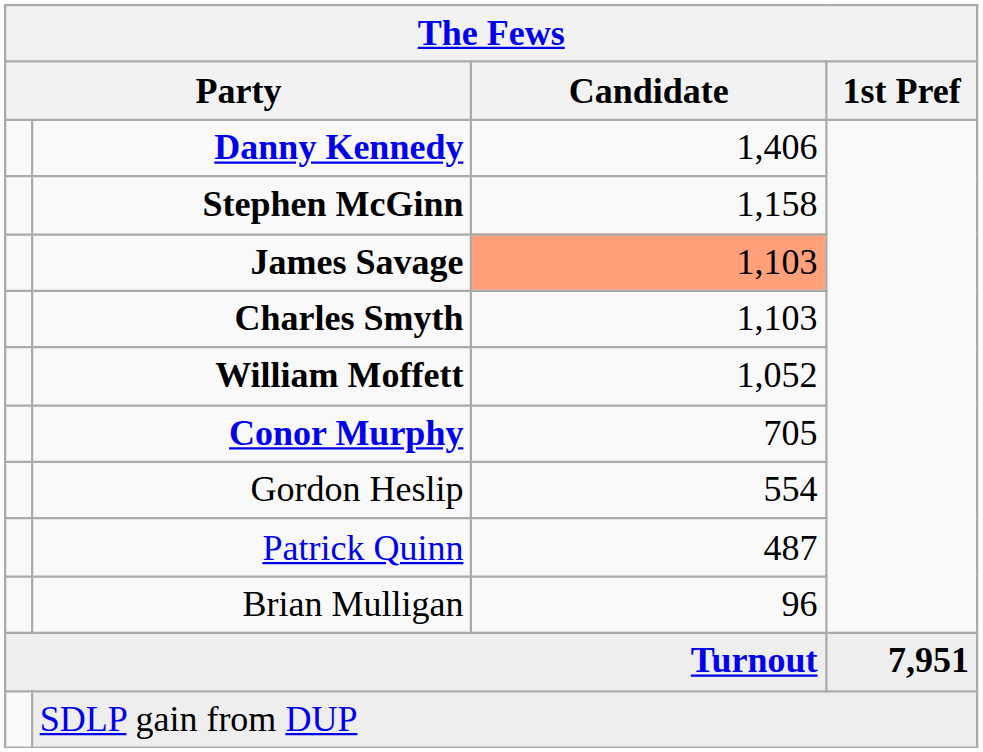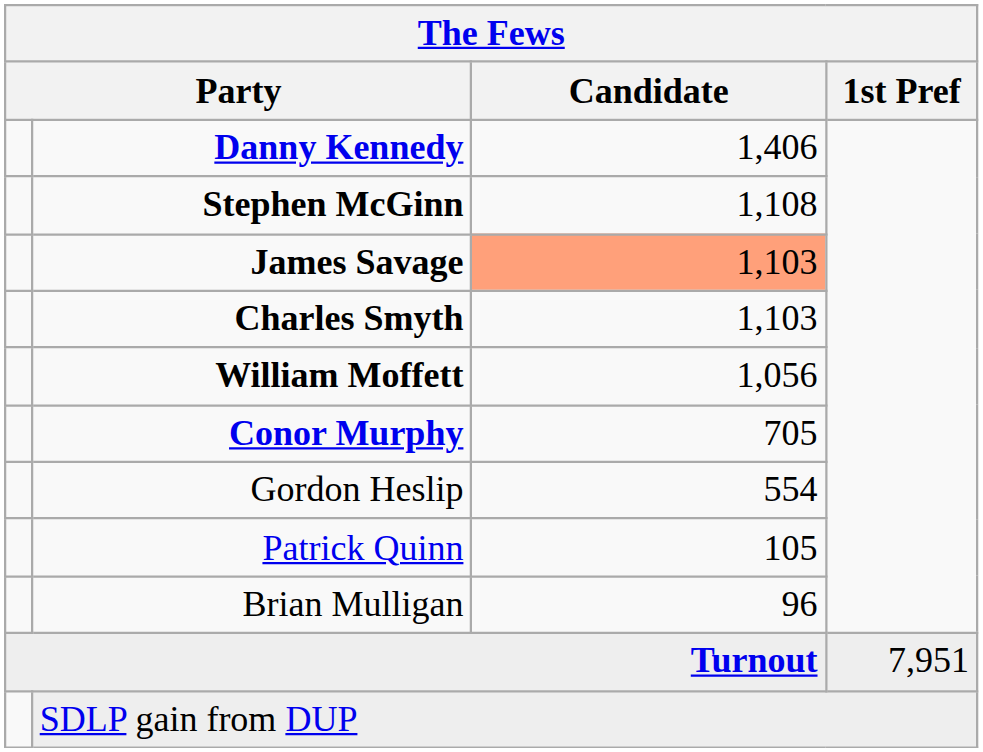(777, 204) 1,158 -> (777, 204) 1,108
(777, 375) 1,052 -> (777, 375) 1,056
(791, 546) 487 -> (791, 546) 105
(929, 661) bold -> (929, 661) normal
